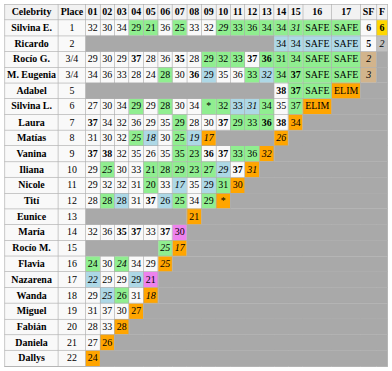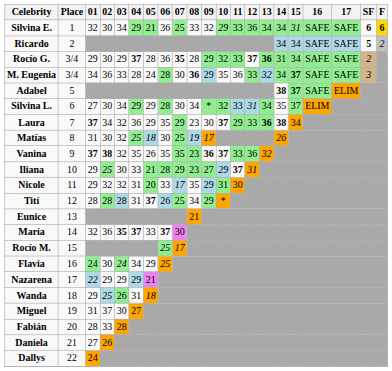(194, 122) 28 -> (194, 122) 23
